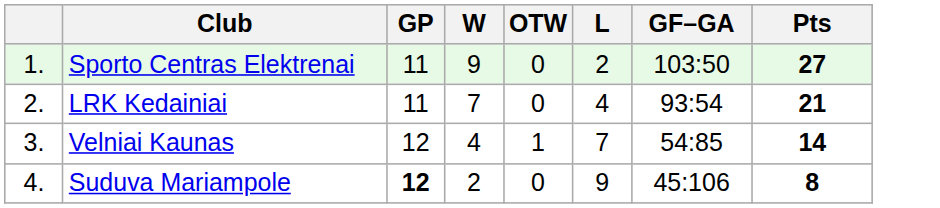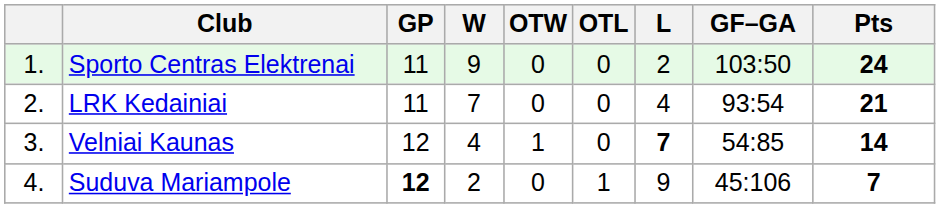+ column: (604, 24)
(812, 63) 27 -> (874, 63) 24
(602, 143) normal -> (664, 143) bold
(812, 182) 8 -> (874, 182) 7
